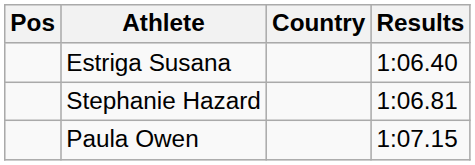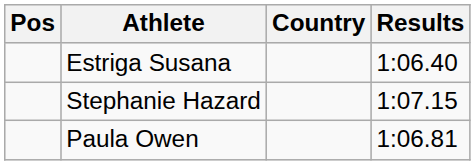(417, 100) 1:06.81 -> (417, 100) 1:07.15
(417, 139) 1:07.15 -> (417, 139) 1:06.81
